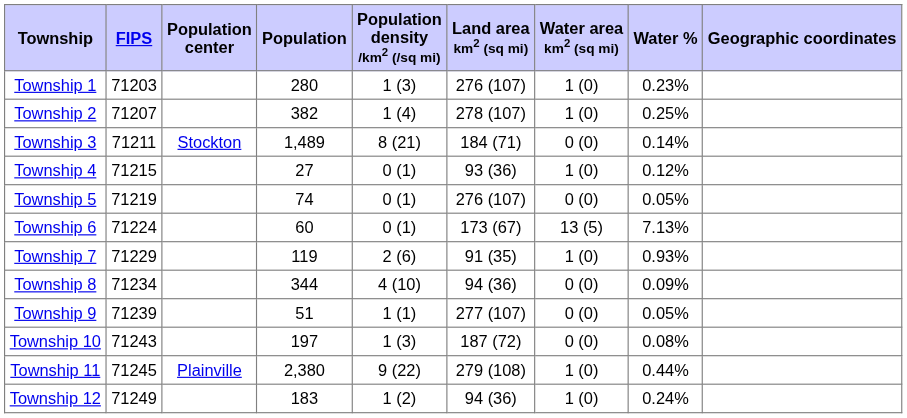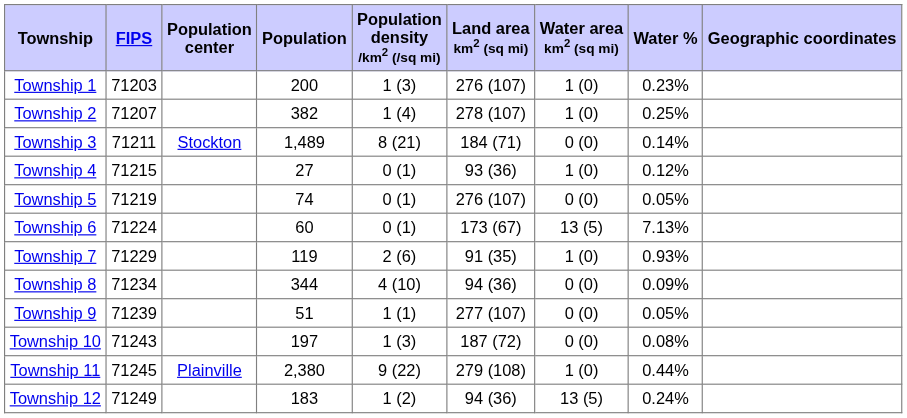(304, 85) 280 -> (304, 85) 200
(581, 398) 1 (0) -> (581, 398) 13 (5)
